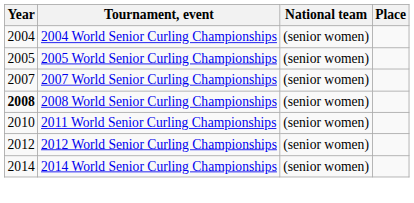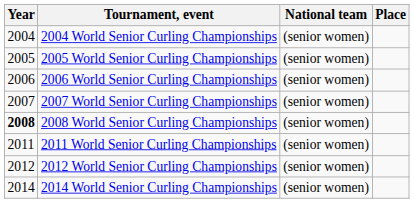+ row: (159, 79)
(21, 123) 2010 -> (21, 144) 2011
